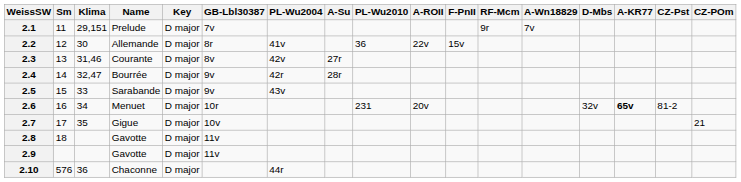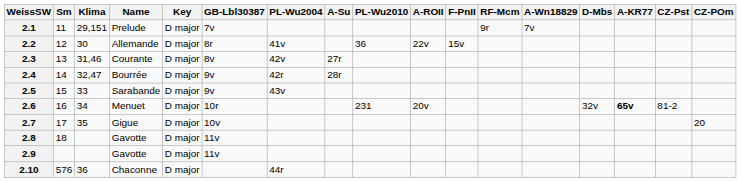(699, 122) 21 -> (699, 122) 20
